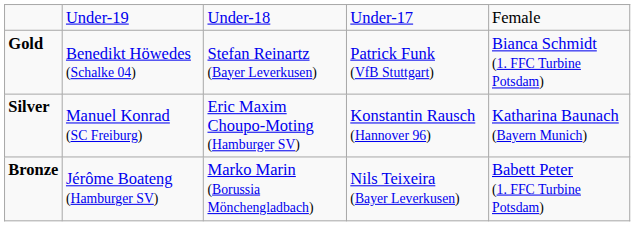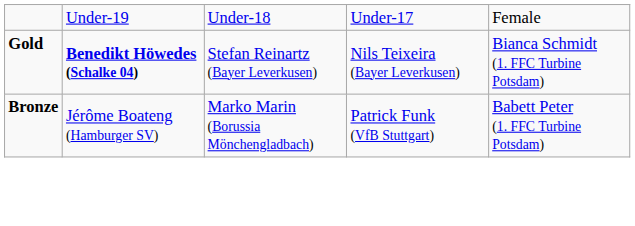(128, 62) normal -> (131, 62) bold
(393, 62) Patrick Funk (VfB Stuttgart) -> (405, 62) Nils Teixeira (Bayer Leverkusen)
- row: (29, 106)
(405, 188) Nils Teixeira (Bayer Leverkusen) -> (393, 125) Patrick Funk (VfB Stuttgart)
